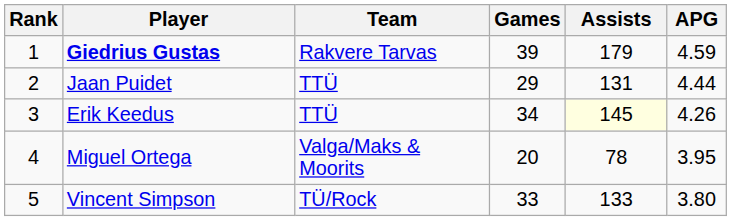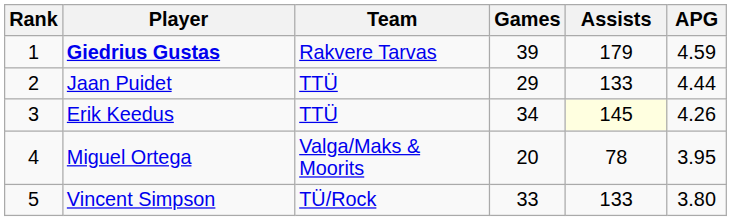(616, 83) 131 -> (616, 83) 133
